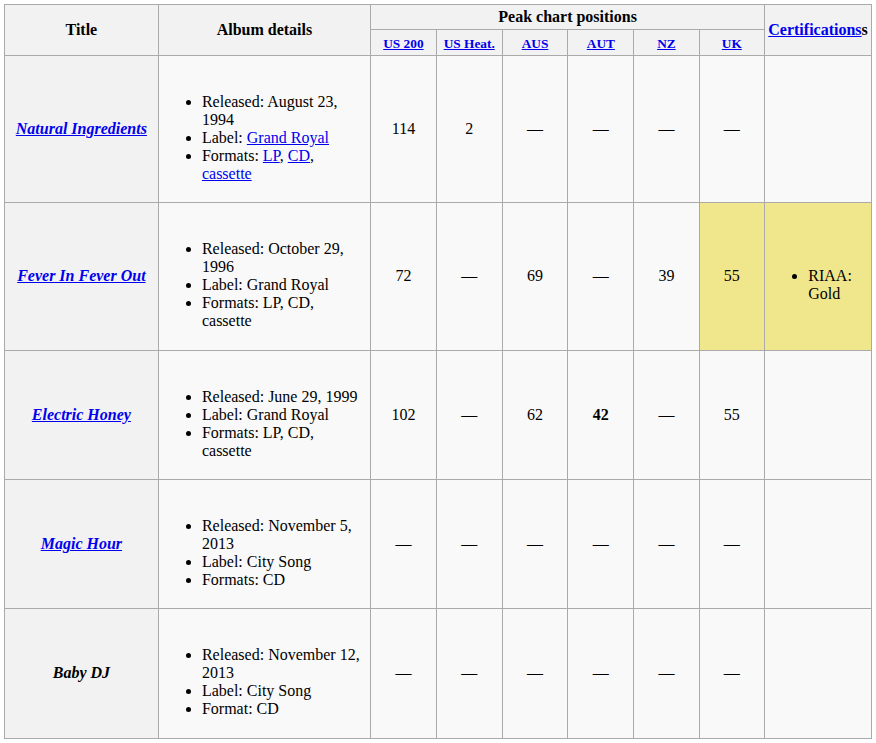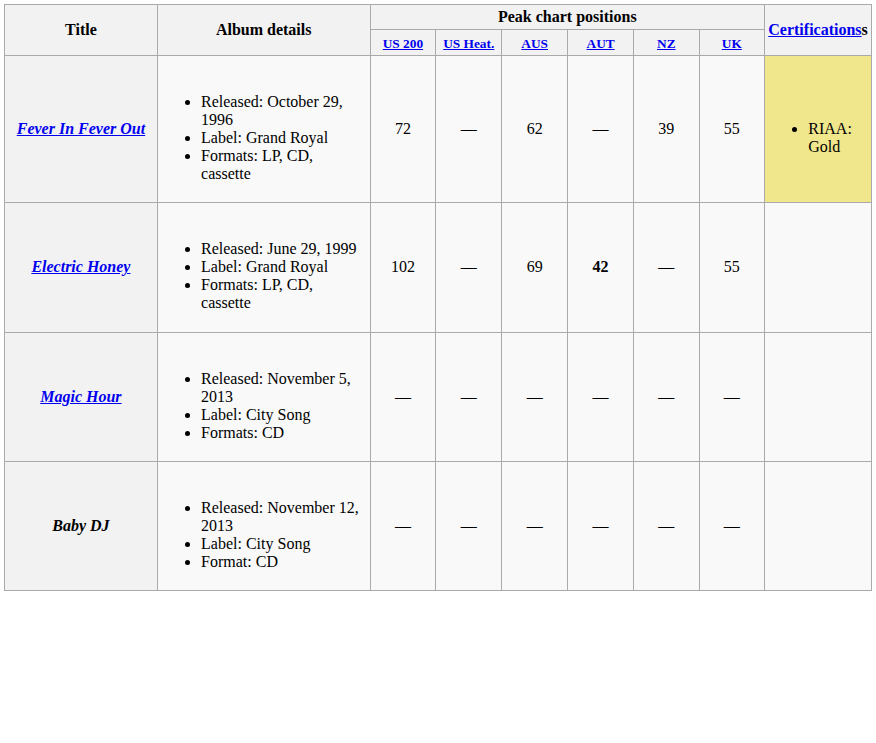- row: (81, 128)
(535, 276) 69 -> (535, 128) 62
(732, 276) khaki background -> (732, 128) no background
(535, 414) 62 -> (535, 267) 69
